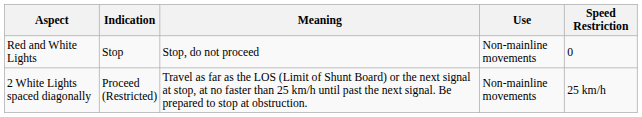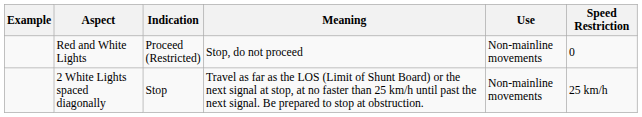+ column: (29, 20)
(113, 51) Stop -> (173, 51) Proceed (Restricted)
(130, 90) Proceed (Restricted) -> (156, 90) Stop
